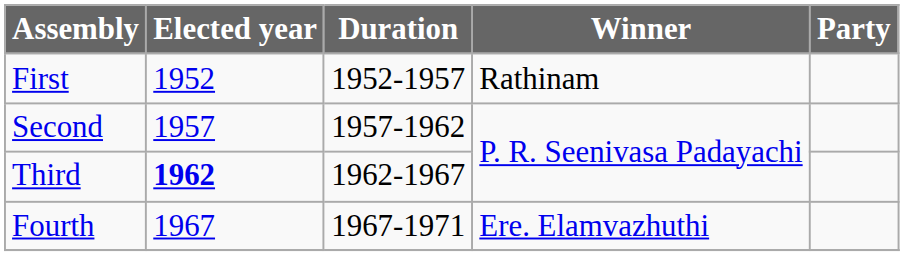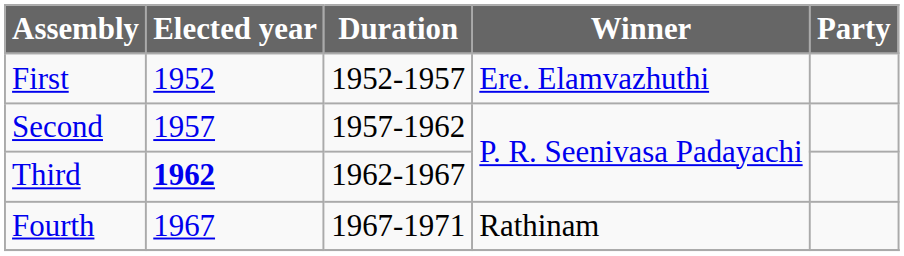(539, 77) Rathinam -> (594, 77) Ere. Elamvazhuthi
(594, 224) Ere. Elamvazhuthi -> (539, 224) Rathinam
